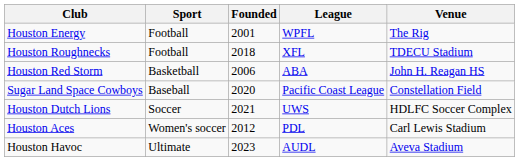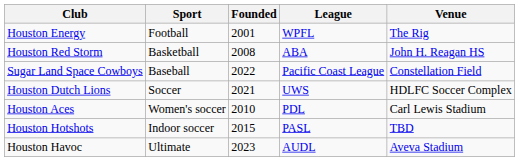- row: (59, 52)
(243, 71) 2006 -> (243, 52) 2008
(243, 90) 2020 -> (243, 71) 2022
(243, 128) 2012 -> (243, 109) 2010
+ row: (50, 128)
